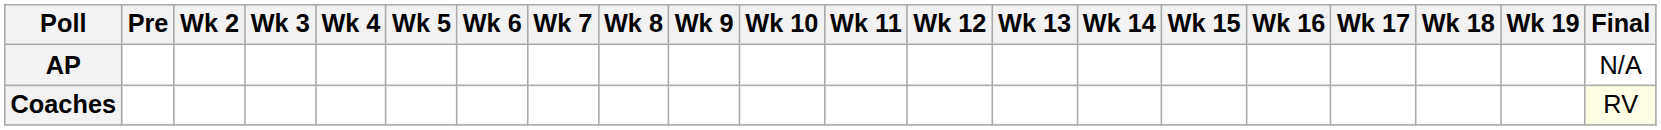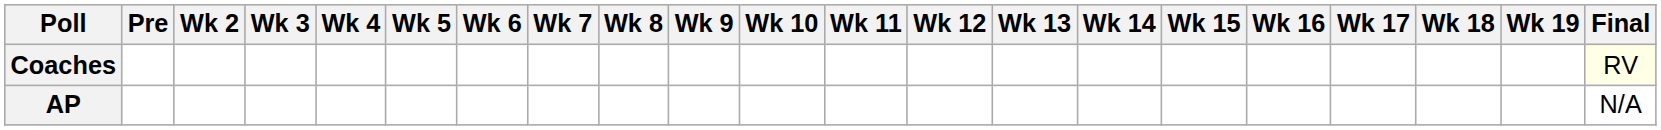rows swapped: (63, 64) <-> (63, 104)
